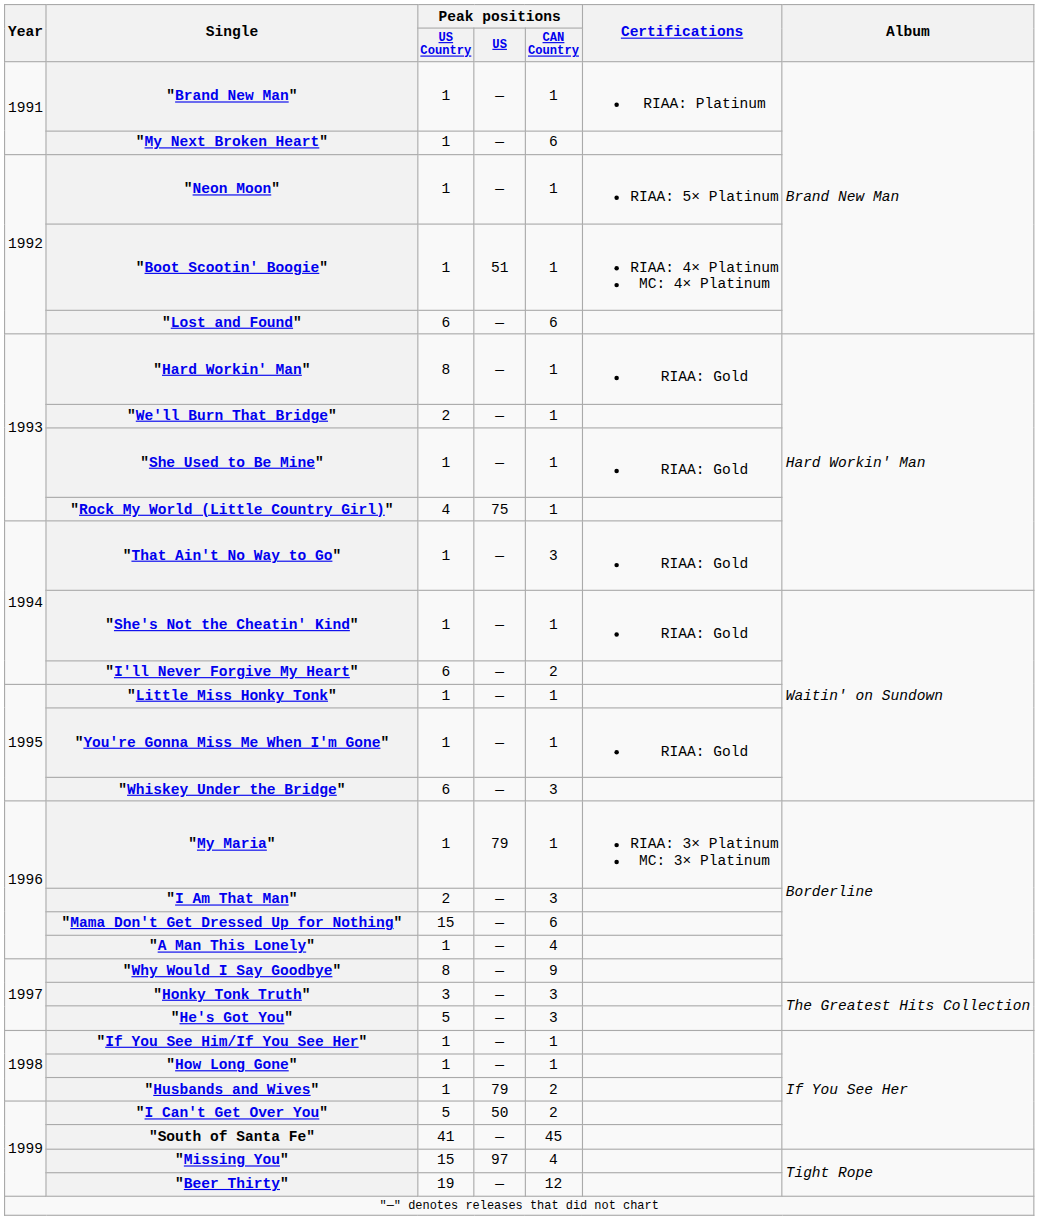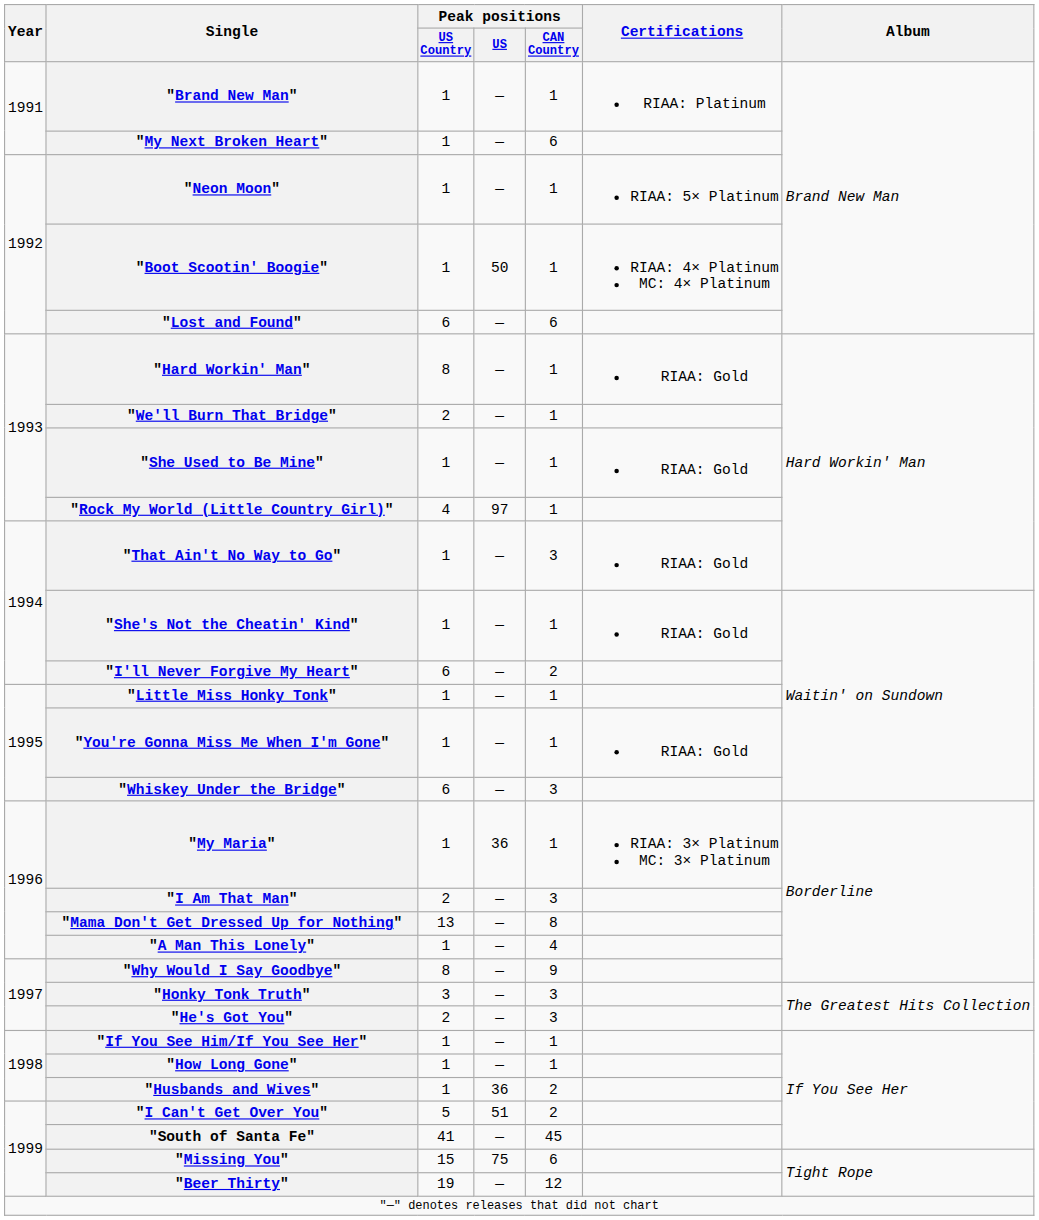(500, 267) 51 -> (500, 267) 50
(500, 509) 75 -> (500, 509) 97
(500, 844) 79 -> (500, 844) 36
(446, 923) 15 -> (446, 923) 13
(553, 923) 6 -> (553, 923) 8
(446, 1018) 5 -> (446, 1018) 2
(500, 1089) 79 -> (500, 1089) 36
(500, 1113) 50 -> (500, 1113) 51
(500, 1161) 97 -> (500, 1161) 75
(553, 1161) 4 -> (553, 1161) 6
